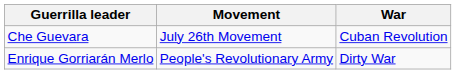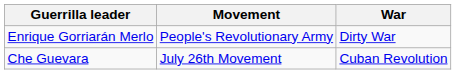rows swapped: (48, 36) <-> (81, 58)
